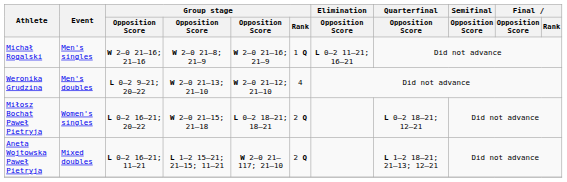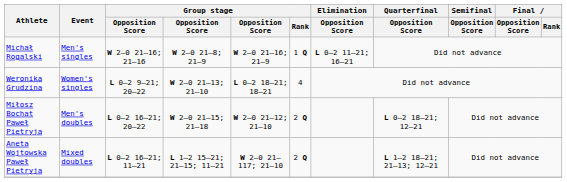(77, 82) Men's doubles -> (77, 82) Women's singles
(260, 87) W 2–0 21–12; 21–10 -> (260, 87) L 0–2 18–21; 18–21
(77, 117) Women's singles -> (77, 117) Men's doubles
(260, 122) L 0–2 18–21; 18–21 -> (260, 122) W 2–0 21–12; 21–10
